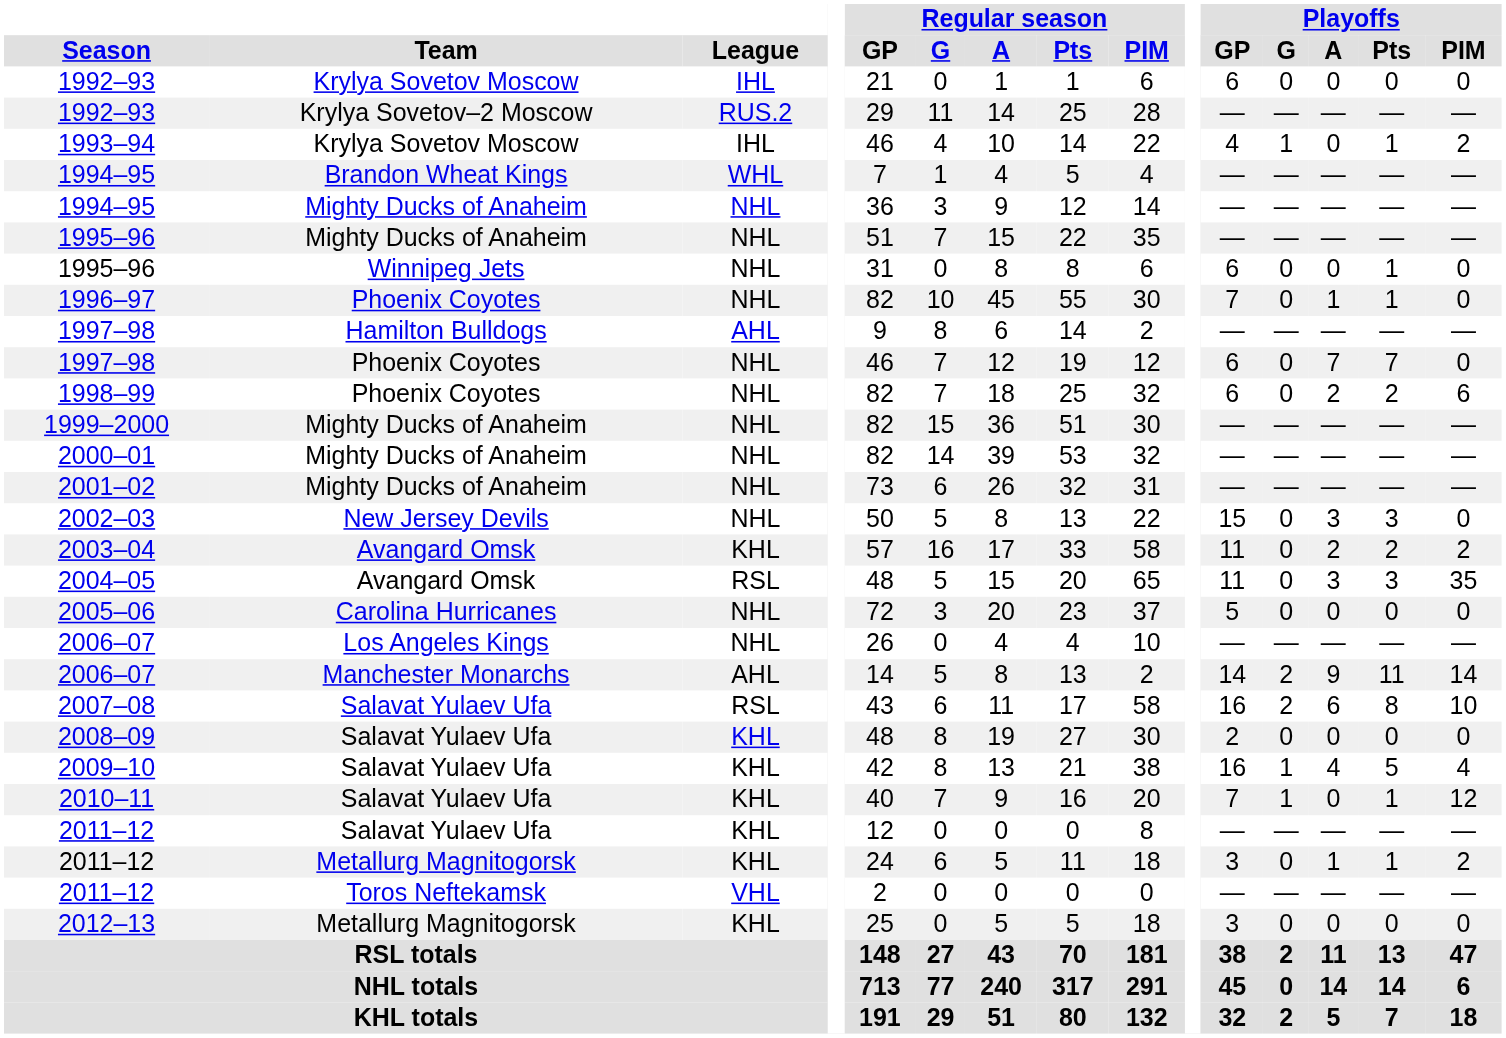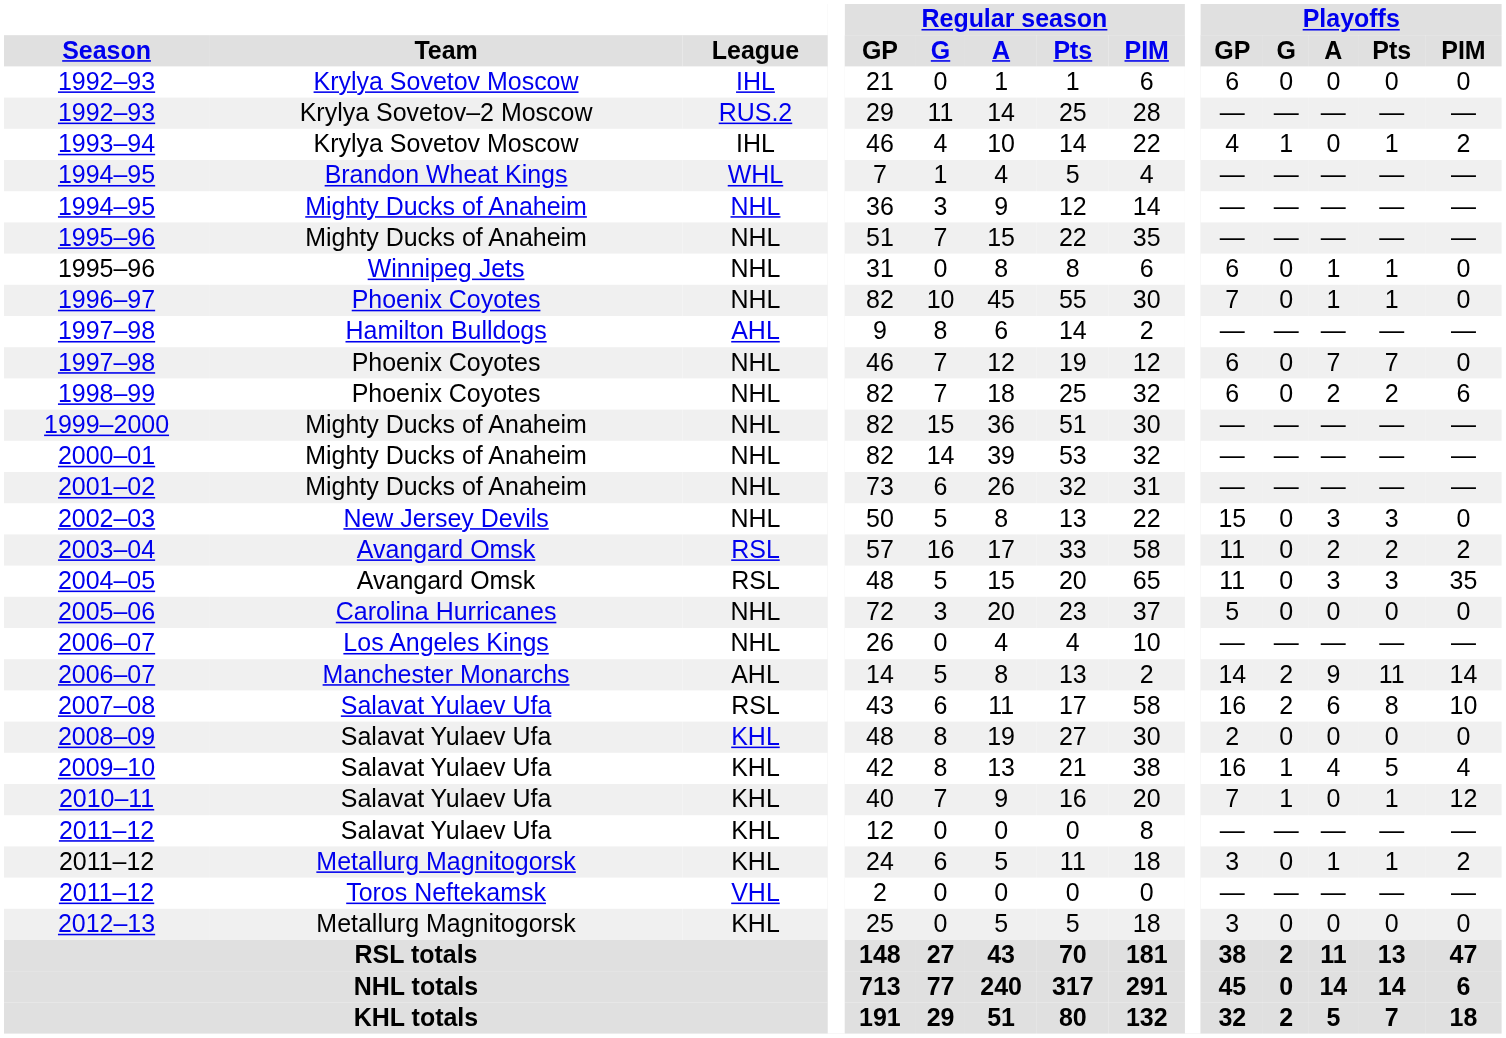(1333, 268) 0 -> (1333, 268) 1
(755, 549) KHL -> (755, 549) RSL
